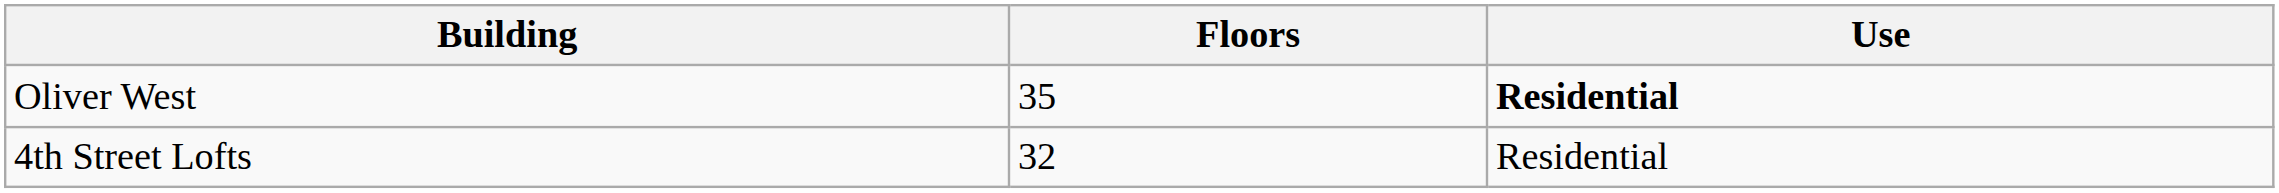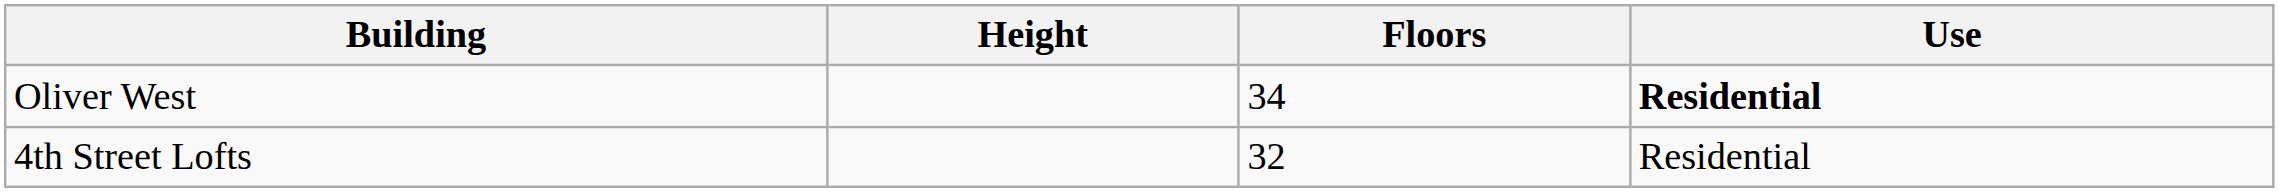+ column: (1033, 34)
(1037, 95) 35 -> (1267, 95) 34
